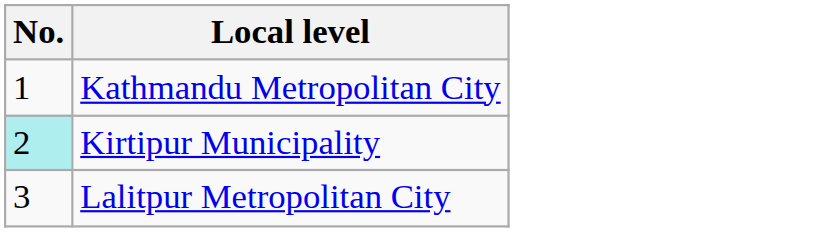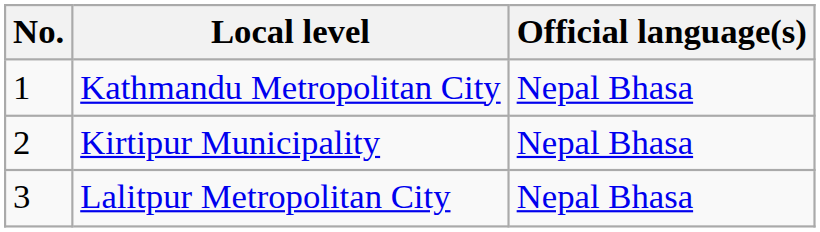+ column: (662, 32)
(22, 142) paleturquoise background -> (22, 142) no background
